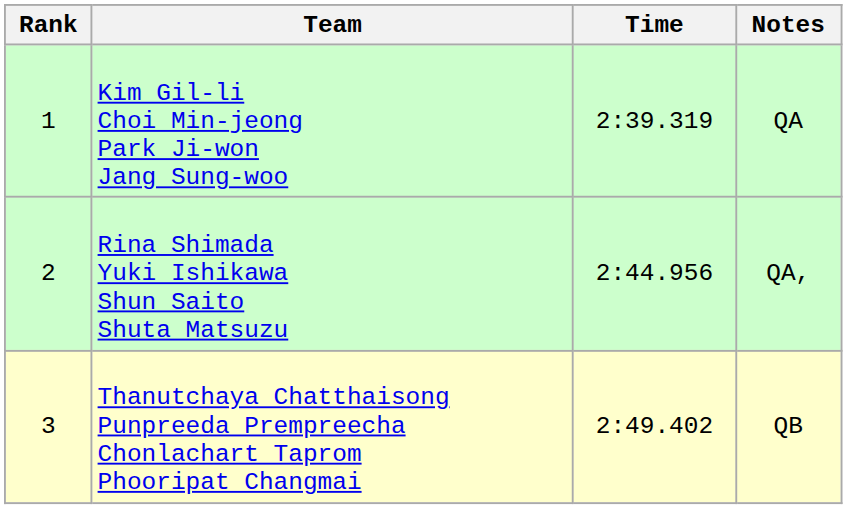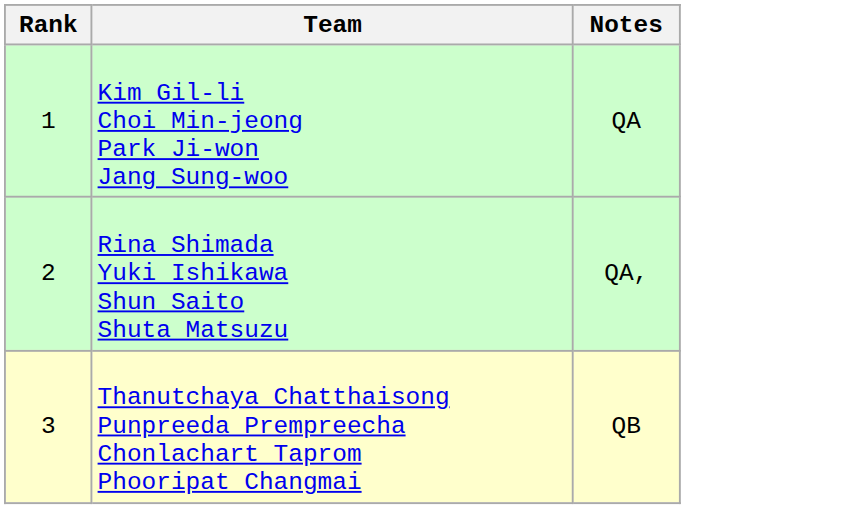- column: (654, 25)
